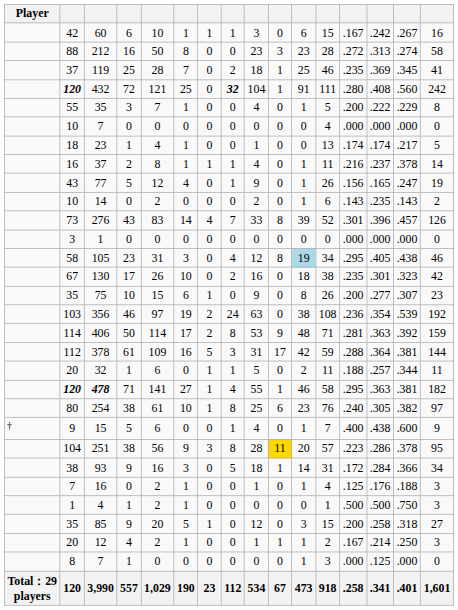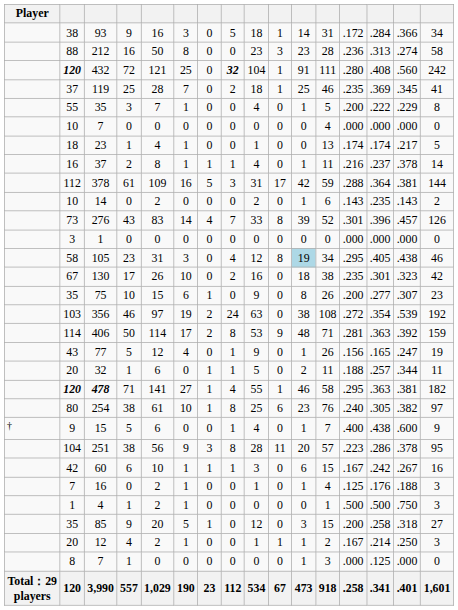rows swapped: (72, 32) <-> (72, 467)
(353, 51) .272 -> (353, 51) .236
rows swapped: (72, 88) <-> (72, 70)
rows swapped: (72, 351) <-> (72, 182)
(353, 314) .236 -> (353, 314) .272
(280, 448) gold background -> (280, 448) no background
